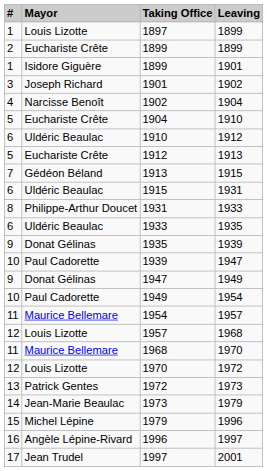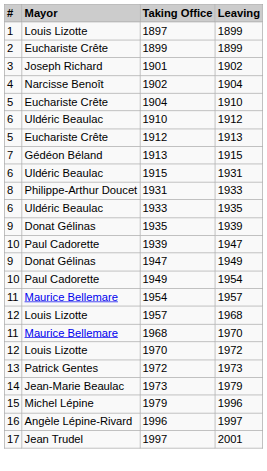- row: (155, 66)
